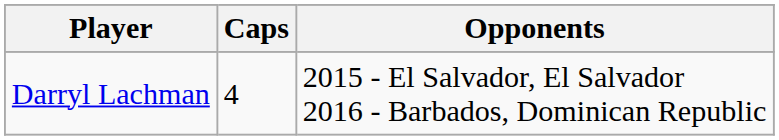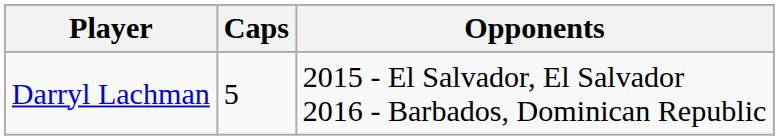(231, 92) 4 -> (231, 92) 5
